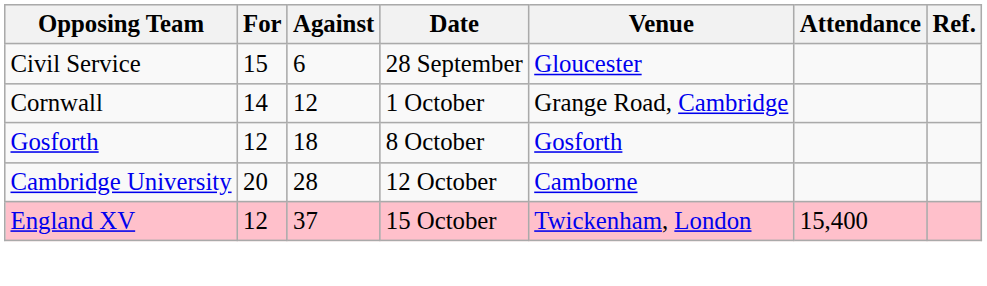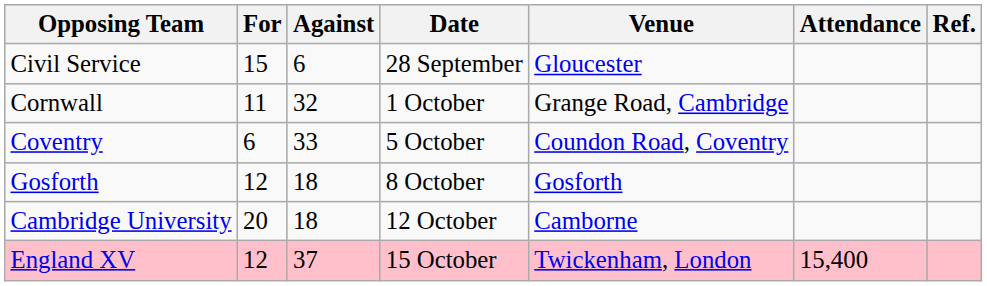(255, 102) 14 -> (255, 102) 11
(305, 102) 12 -> (305, 102) 32
+ row: (57, 142)
(305, 181) 28 -> (305, 220) 18
